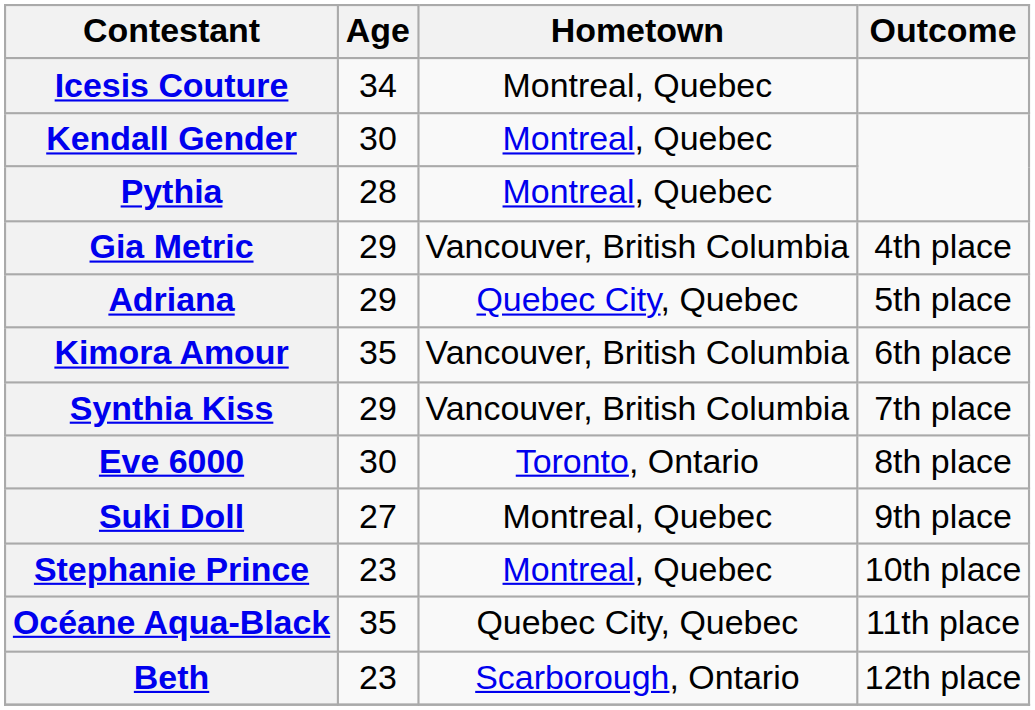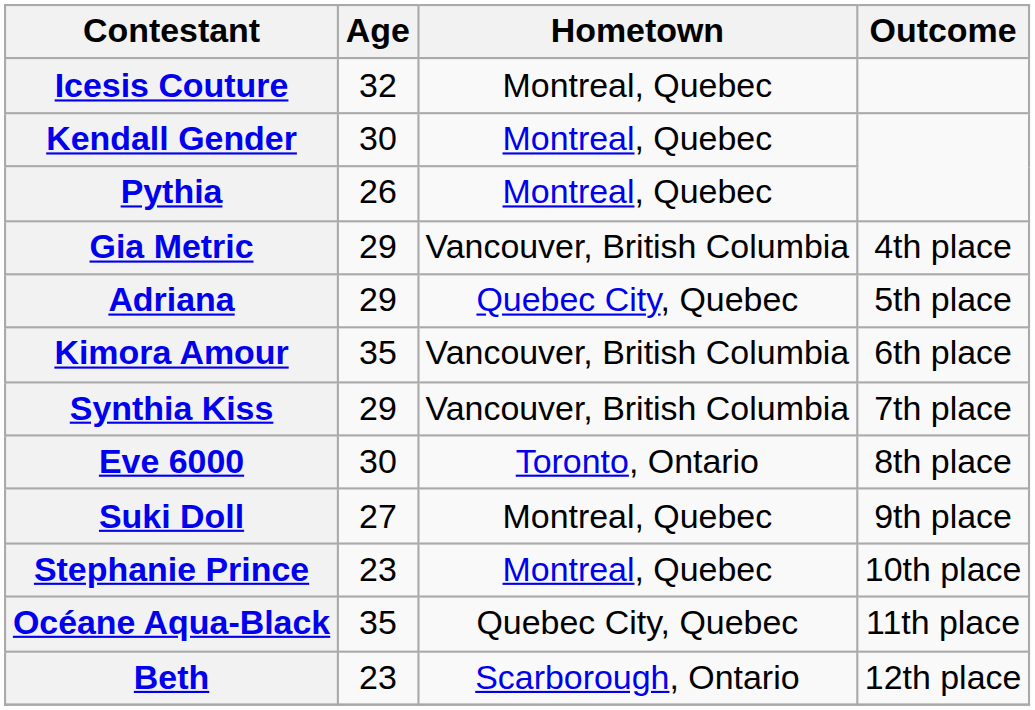(378, 85) 34 -> (378, 85) 32
(378, 192) 28 -> (378, 192) 26
